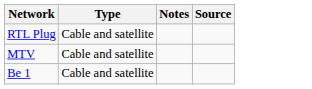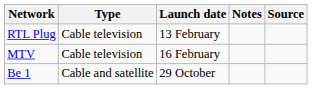+ column: (193, 14)
(107, 34) Cable and satellite -> (102, 34) Cable television
(107, 53) Cable and satellite -> (102, 53) Cable television
